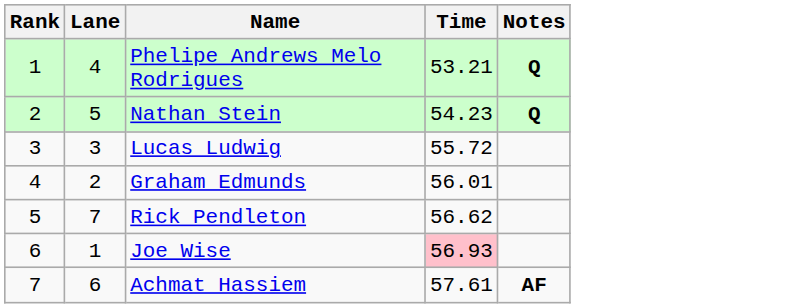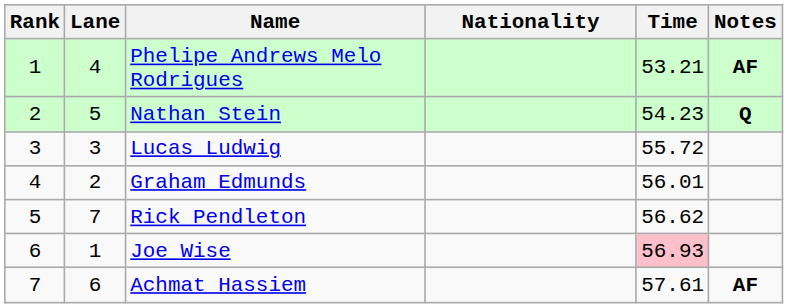+ column: (531, 22)
(534, 68) Q -> (745, 68) AF
